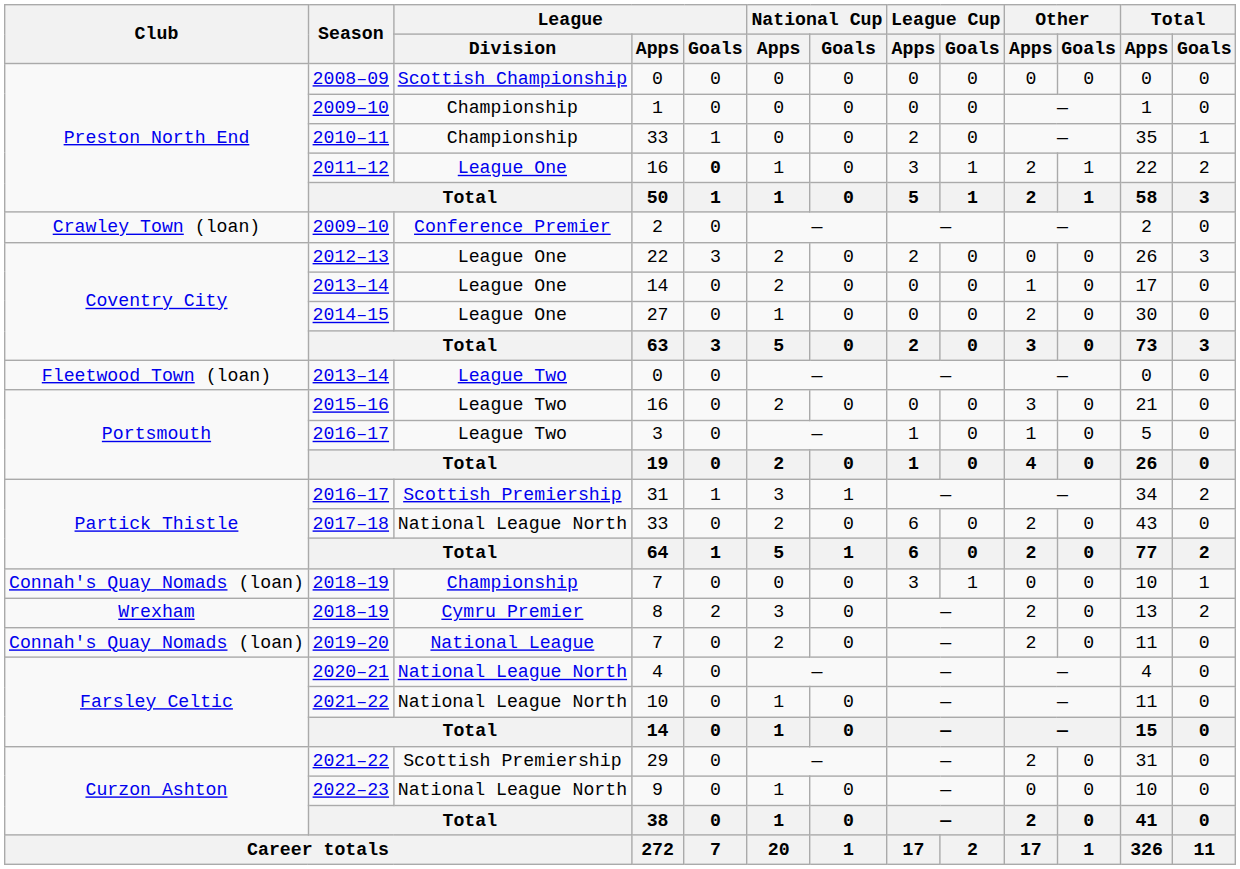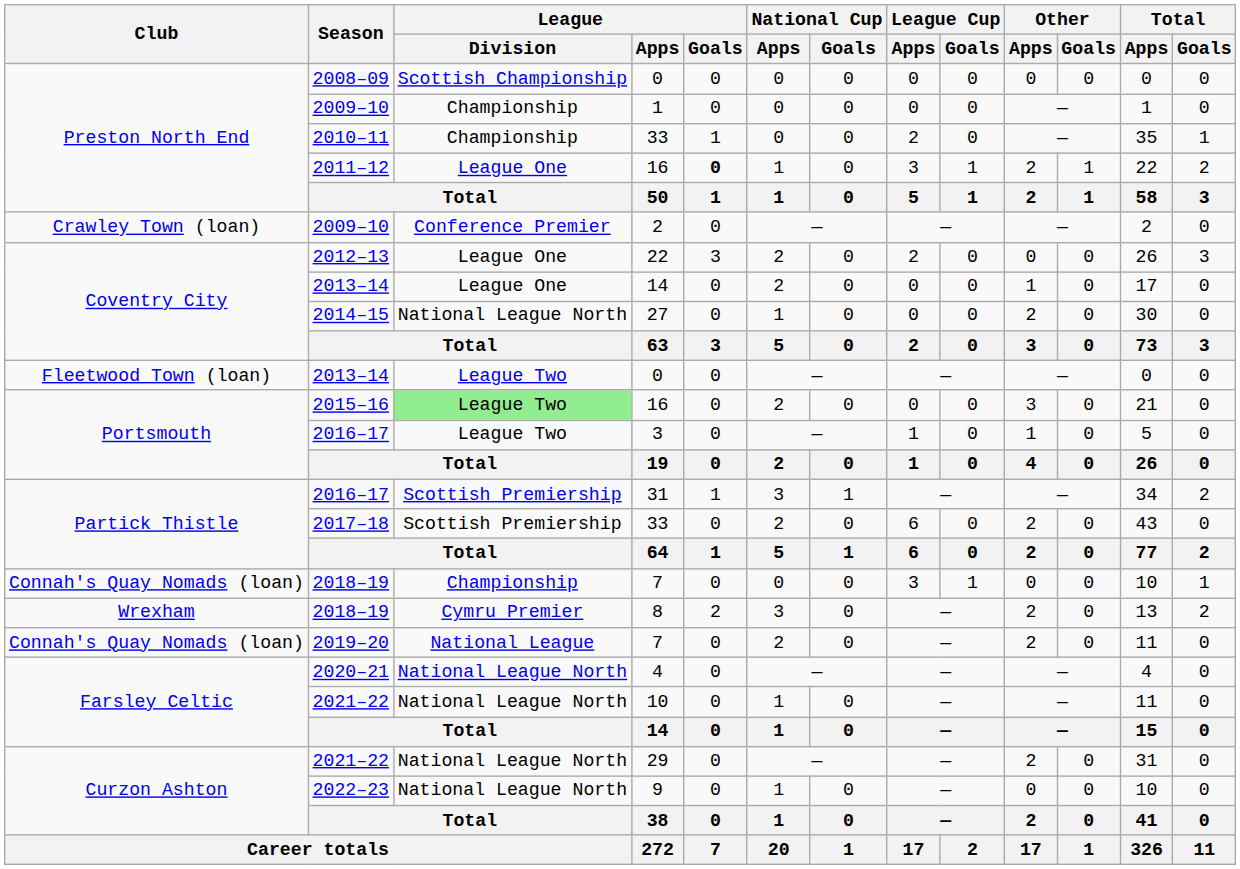(512, 316) League One -> (512, 316) National League North
(512, 405) no background -> (512, 405) lightgreen background
(512, 524) National League North -> (512, 524) Scottish Premiership
(512, 761) Scottish Premiership -> (512, 761) National League North
